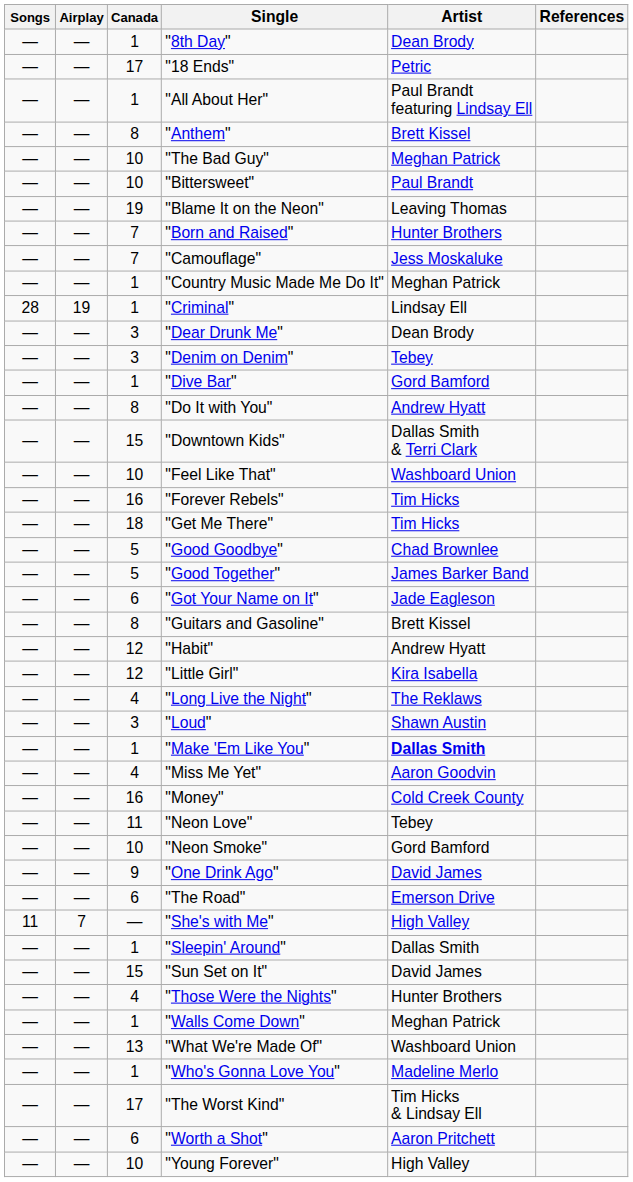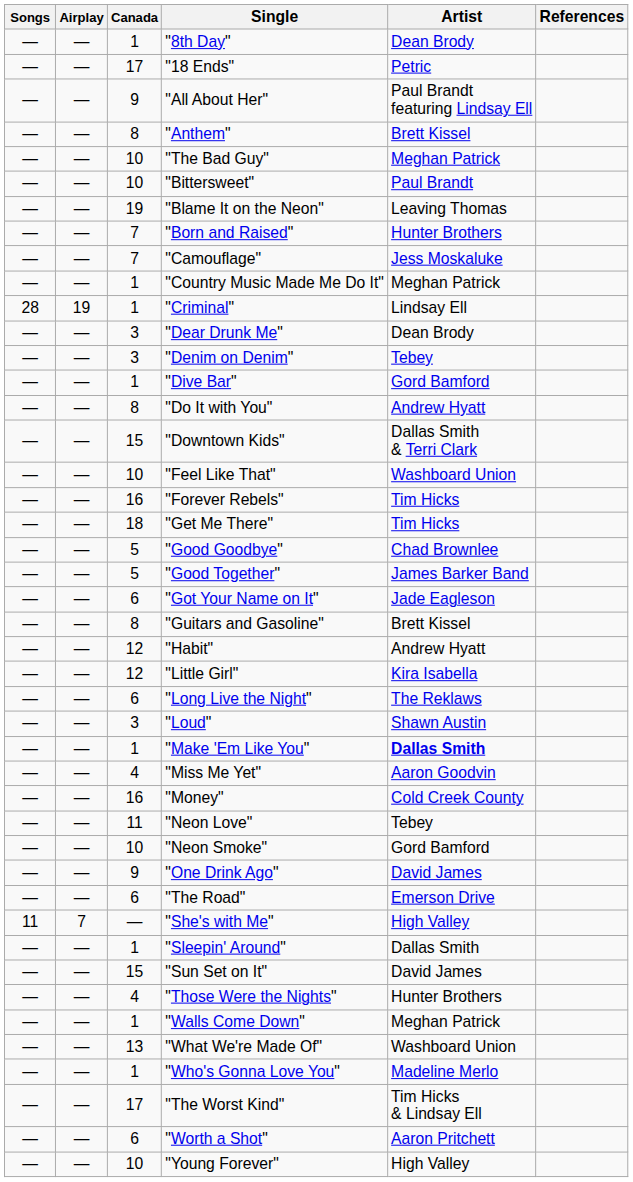(135, 100) 1 -> (135, 100) 9
(135, 698) 4 -> (135, 698) 6
